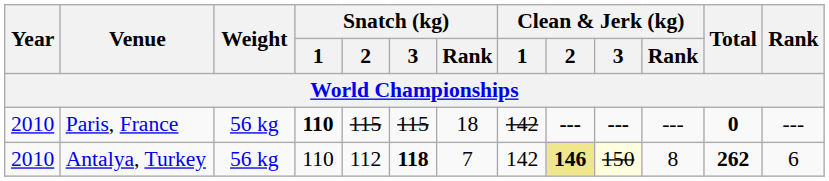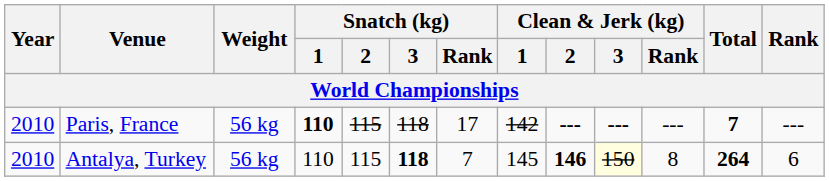(413, 124) 115 -> (413, 124) 118
(467, 124) 18 -> (467, 124) 17
(733, 124) 0 -> (733, 124) 7
(366, 158) 112 -> (366, 158) 115
(522, 158) 142 -> (522, 158) 145
(570, 158) khaki background -> (570, 158) no background
(733, 158) 262 -> (733, 158) 264
